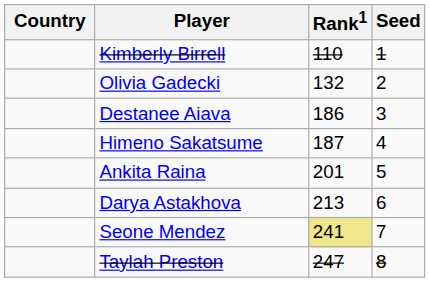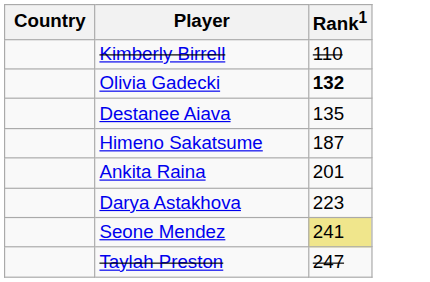- column: (398, 21)
(328, 83) normal -> (328, 83) bold
(328, 113) 186 -> (328, 113) 135
(328, 202) 213 -> (328, 202) 223
